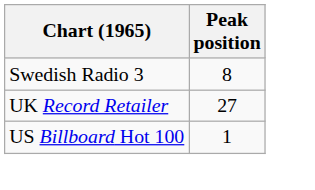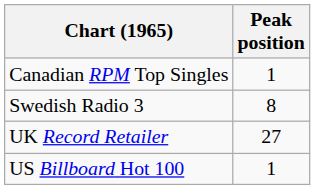+ row: (119, 74)
